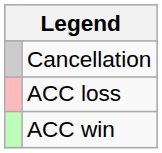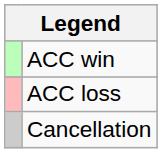rows swapped: (71, 130) <-> (89, 59)
